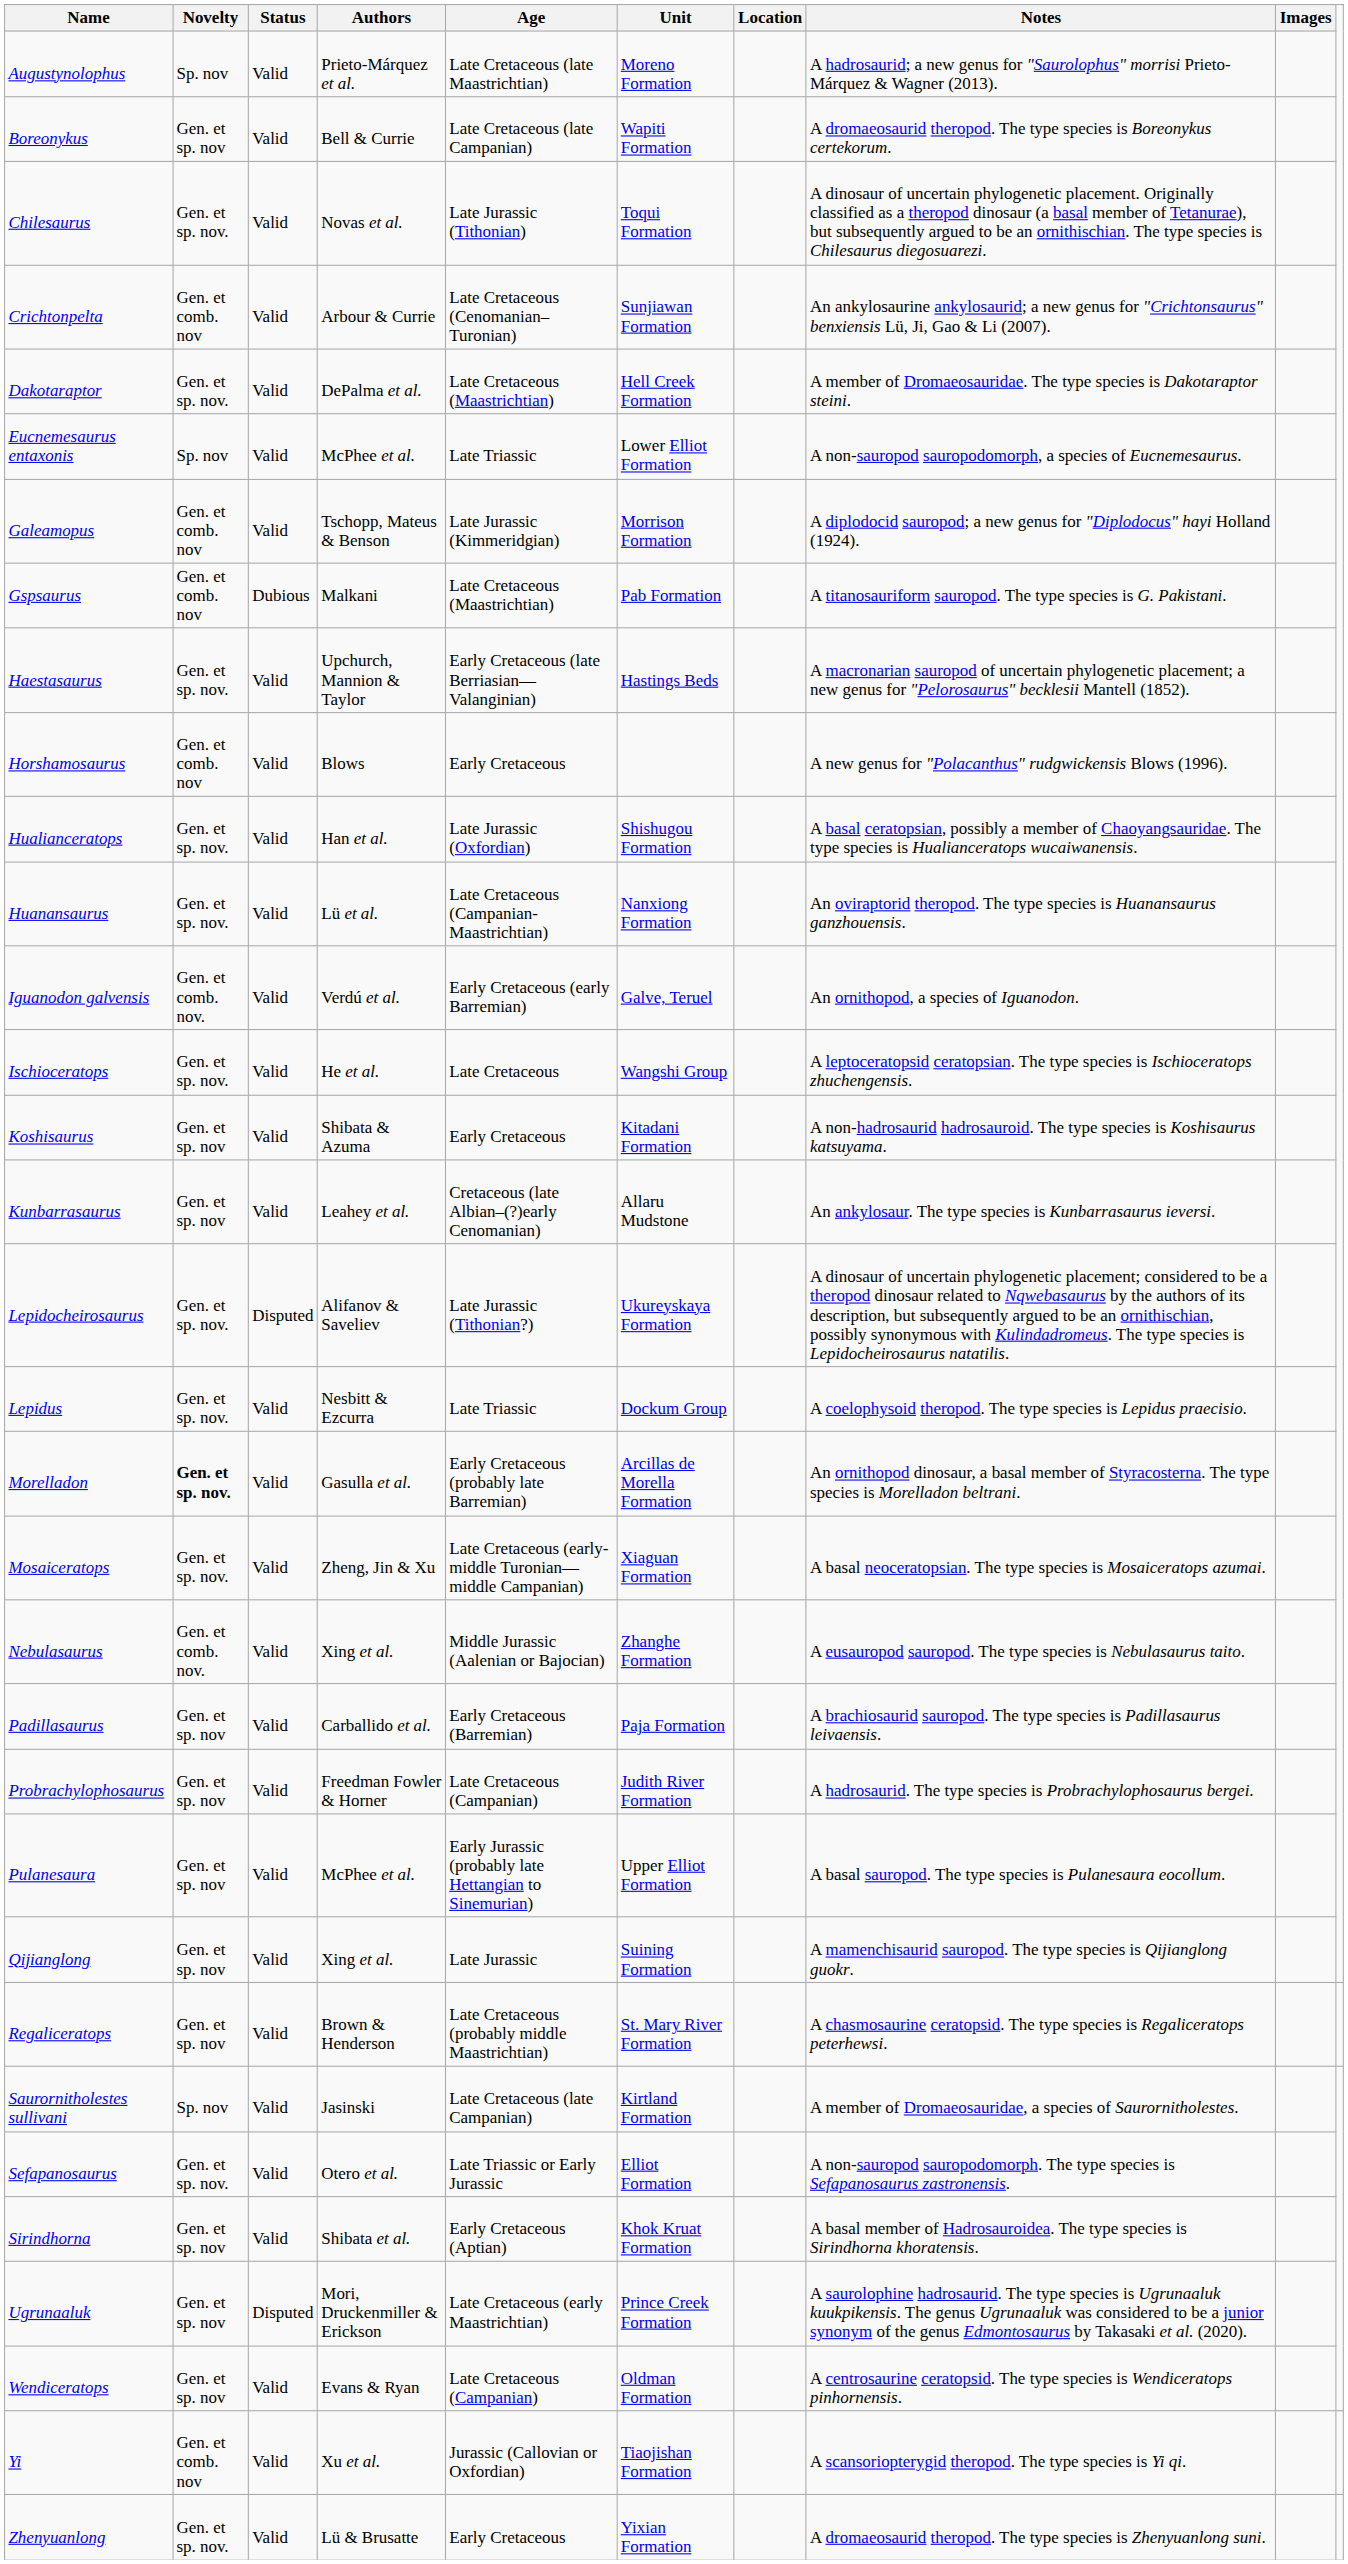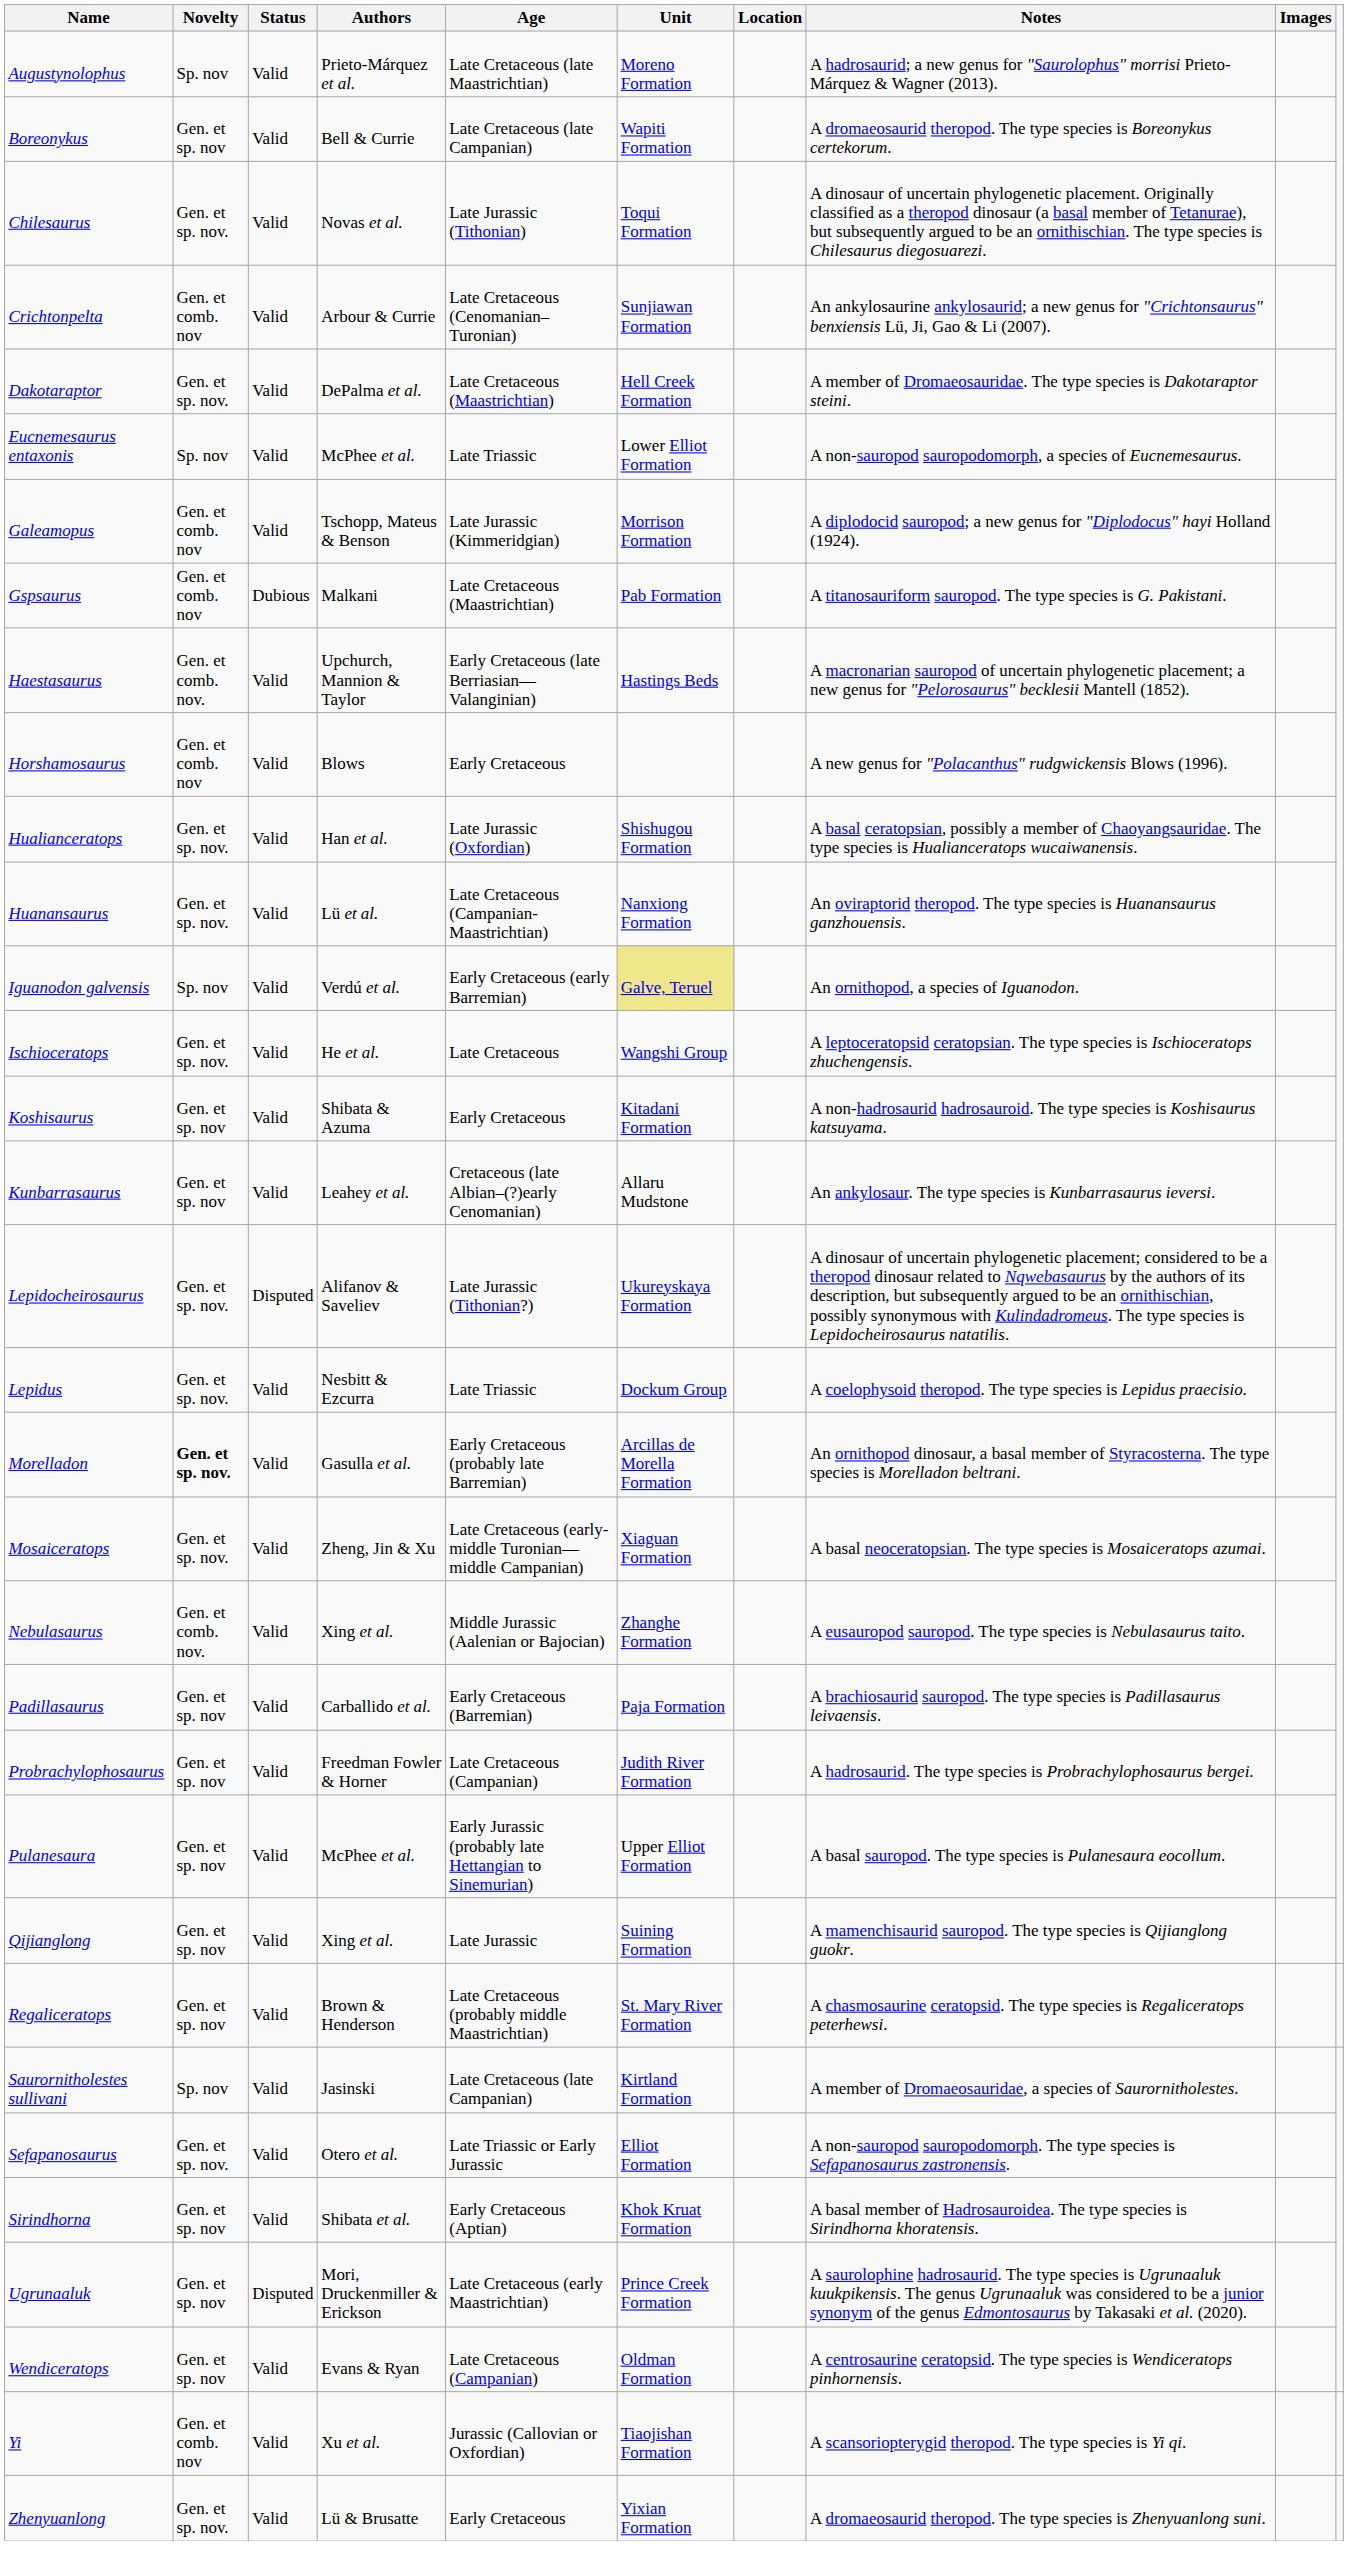(203, 679) Gen. et sp. nov. -> (201, 679) Gen. et comb. nov.
(201, 997) Gen. et comb. nov. -> (202, 987) Sp. nov
(667, 997) no background -> (667, 987) khaki background
